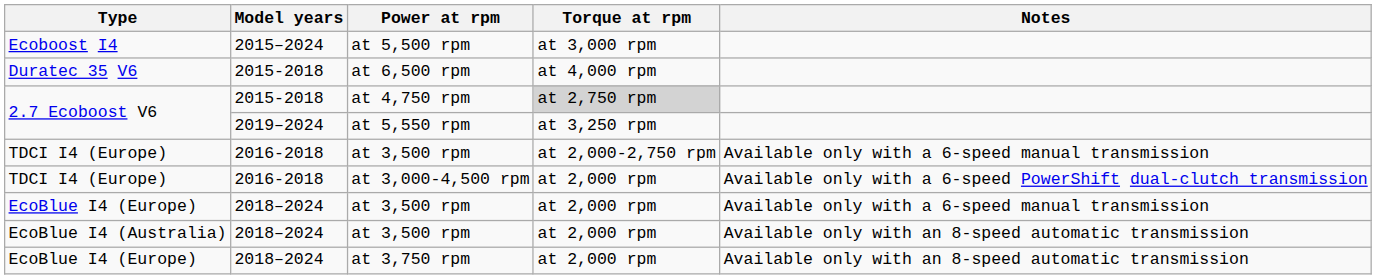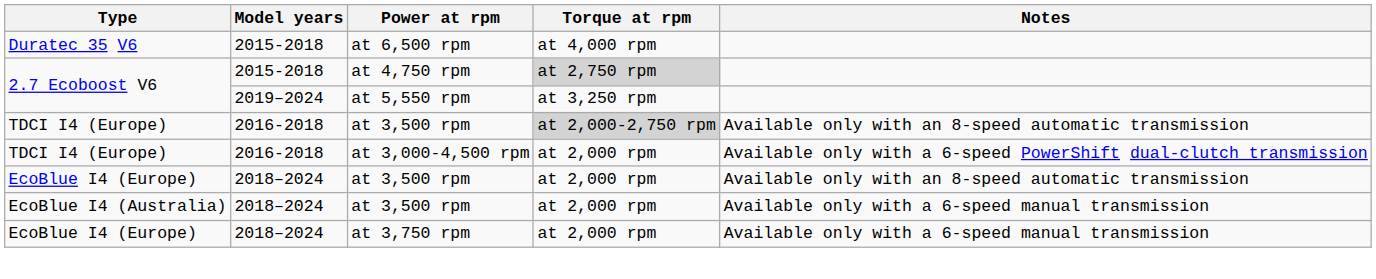- row: (63, 45)
(627, 153) no background -> (627, 126) lightgrey background
(966, 153) Available only with a 6-speed manual transmission -> (986, 126) Available only with an 8-speed automatic transmission
(966, 206) Available only with a 6-speed manual transmission -> (986, 180) Available only with an 8-speed automatic transmission
(986, 233) Available only with an 8-speed automatic transmission -> (966, 206) Available only with a 6-speed manual transmission
(986, 260) Available only with an 8-speed automatic transmission -> (966, 233) Available only with a 6-speed manual transmission
